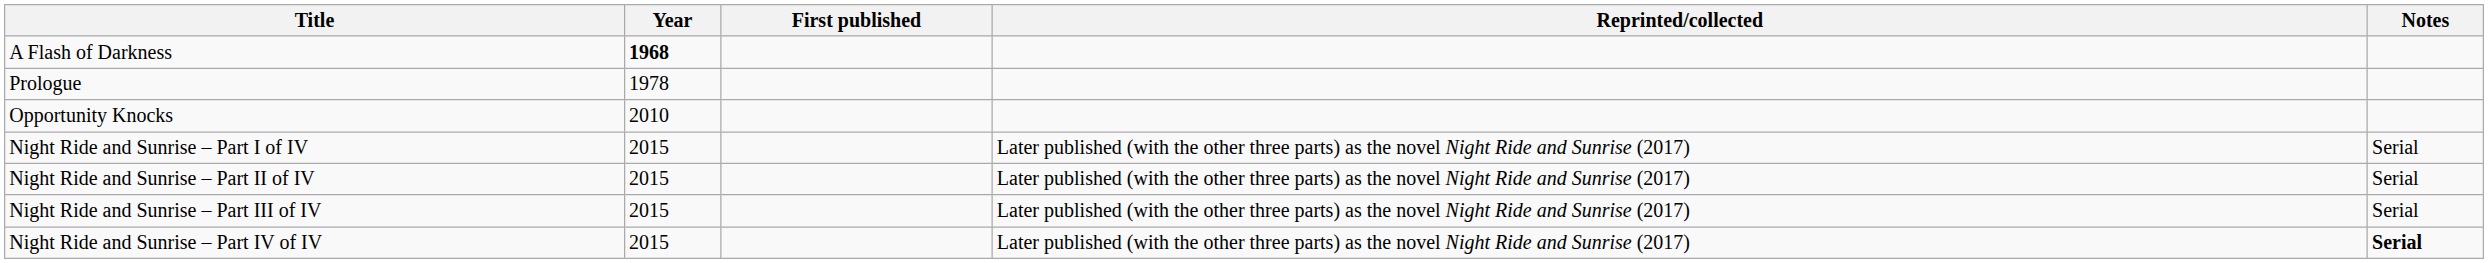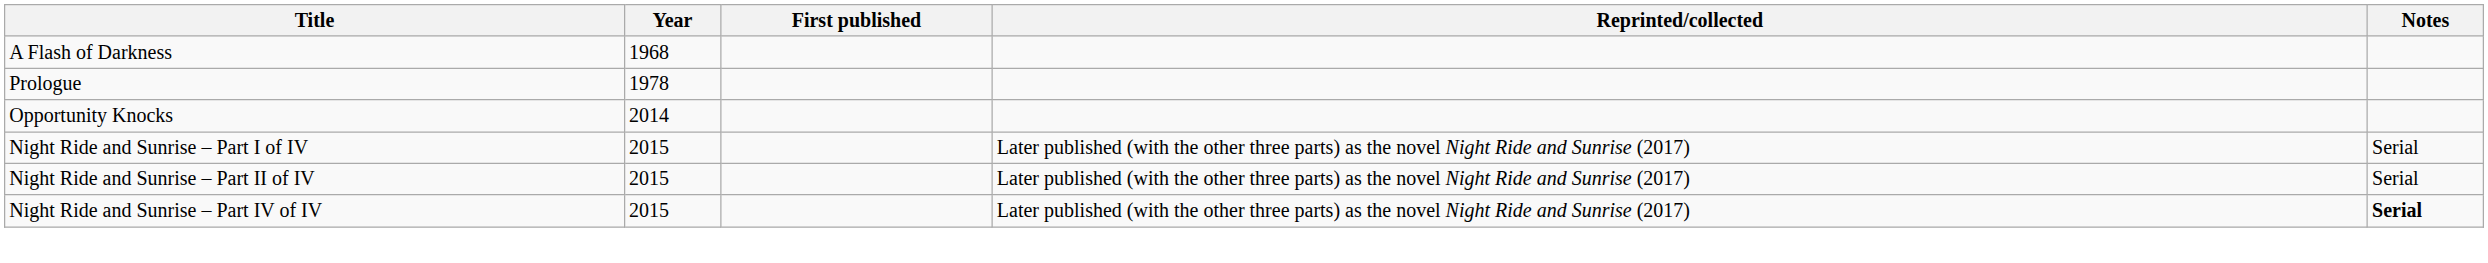(649, 52) bold -> (649, 52) normal
(649, 115) 2010 -> (649, 115) 2014
- row: (165, 210)
